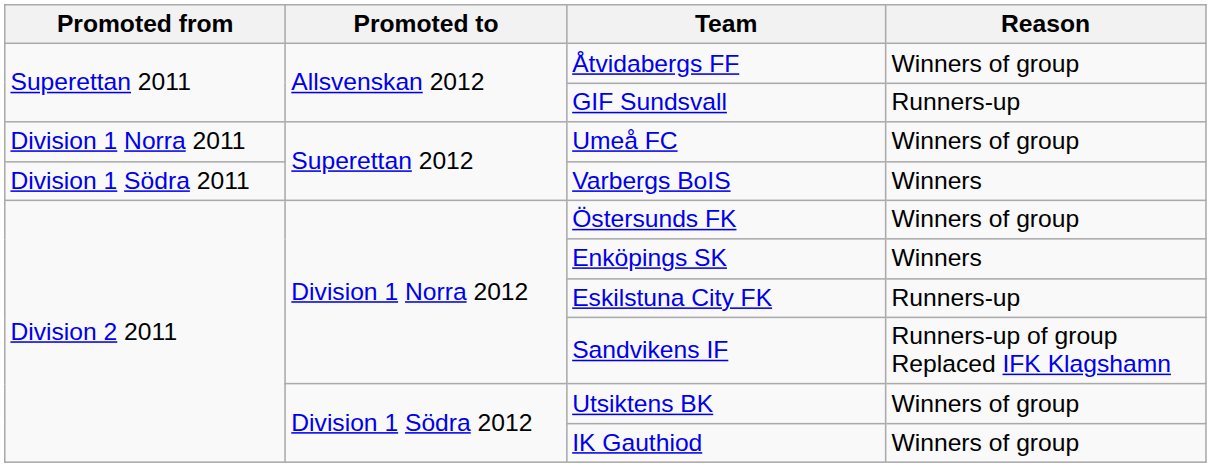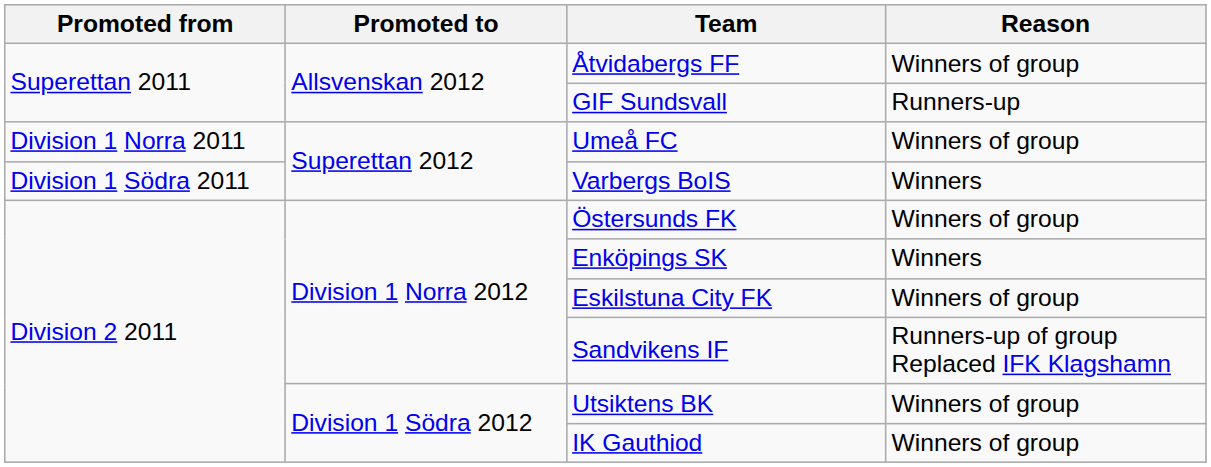(956, 297) Runners-up -> (985, 297) Winners of group
